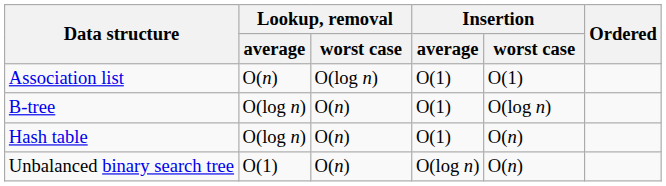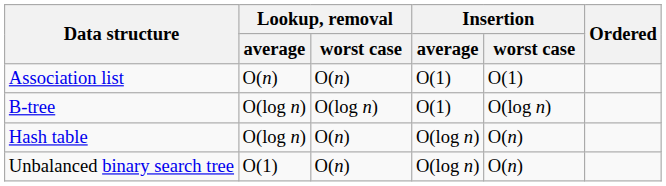(346, 78) O(log n) -> (332, 78) O(n)
(332, 107) O(n) -> (346, 107) O(log n)
(433, 136) O(1) -> (448, 136) O(log n)
